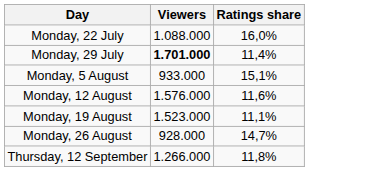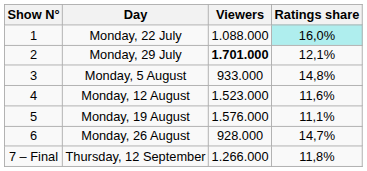+ column: (33, 15)
(259, 35) no background -> (317, 35) paleturquoise background
(259, 55) 11,4% -> (317, 55) 12,1%
(259, 76) 15,1% -> (317, 76) 14,8%
(182, 96) 1.576.000 -> (240, 96) 1.523.000
(182, 116) 1.523.000 -> (240, 116) 1.576.000
